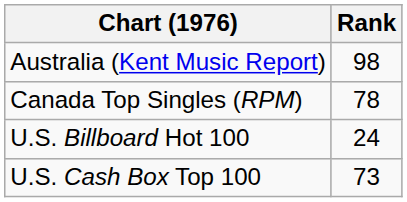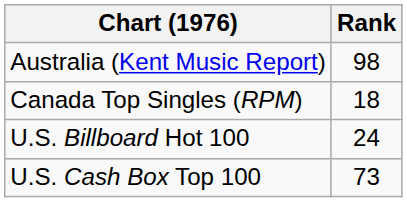(367, 100) 78 -> (367, 100) 18
